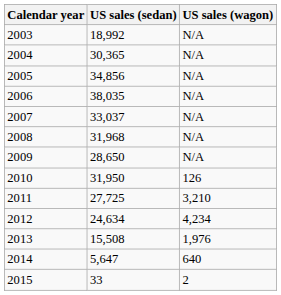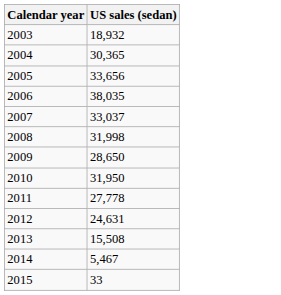- column: (228, 14)
(107, 34) 18,992 -> (107, 34) 18,932
(107, 75) 34,856 -> (107, 75) 33,656
(107, 136) 31,968 -> (107, 136) 31,998
(107, 197) 27,725 -> (107, 197) 27,778
(107, 218) 24,634 -> (107, 218) 24,631
(104, 259) 5,647 -> (104, 259) 5,467
